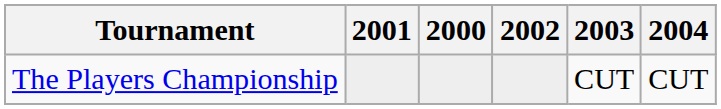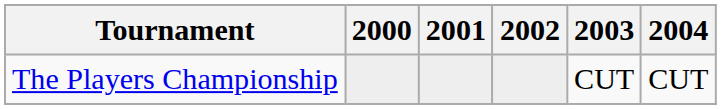columns swapped: (456, 29) <-> (382, 29)
